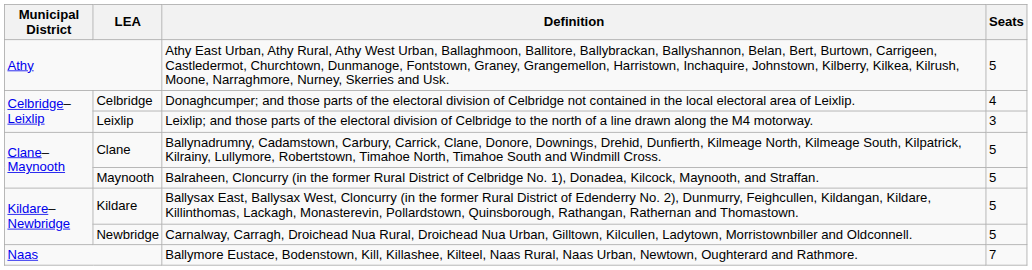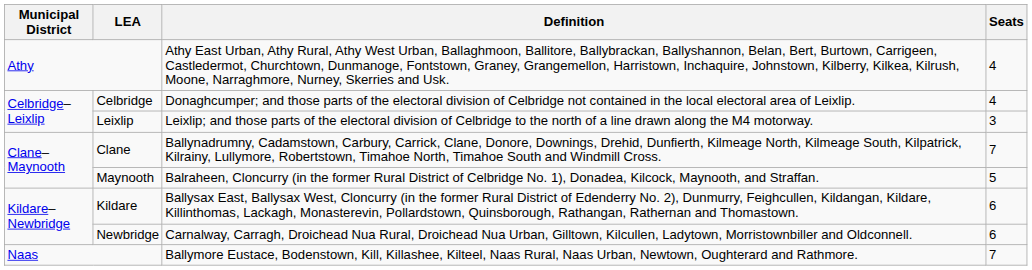(993, 65) 5 -> (993, 65) 4
(993, 149) 5 -> (993, 149) 7
(993, 206) 5 -> (993, 206) 6
(993, 234) 5 -> (993, 234) 6
